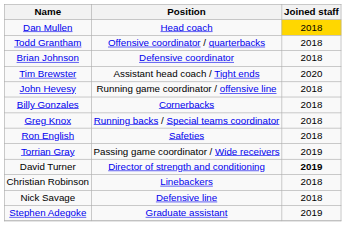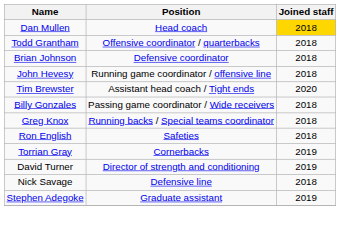rows swapped: (48, 74) <-> (48, 89)
(187, 105) Cornerbacks -> (181, 105) Passing game coordinator / Wide receivers
(187, 151) Passing game coordinator / Wide receivers -> (181, 151) Cornerbacks
(311, 167) bold -> (306, 167) normal
- row: (48, 182)
